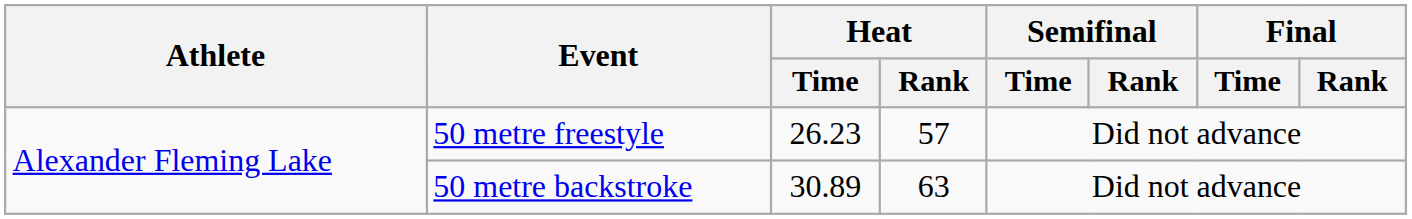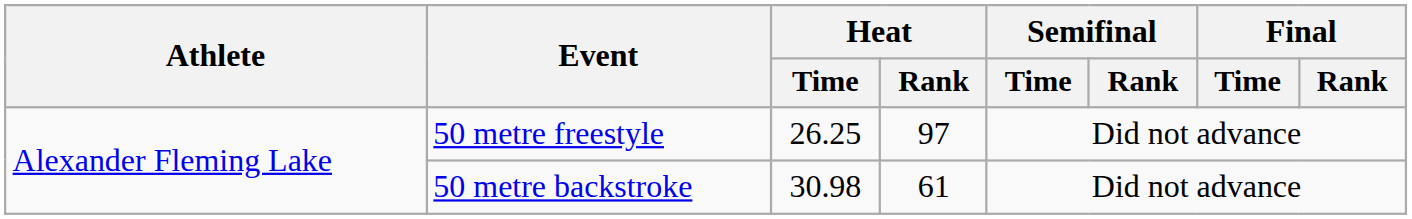(825, 133) 26.23 -> (825, 133) 26.25
(934, 133) 57 -> (934, 133) 97
(825, 186) 30.89 -> (825, 186) 30.98
(934, 186) 63 -> (934, 186) 61
